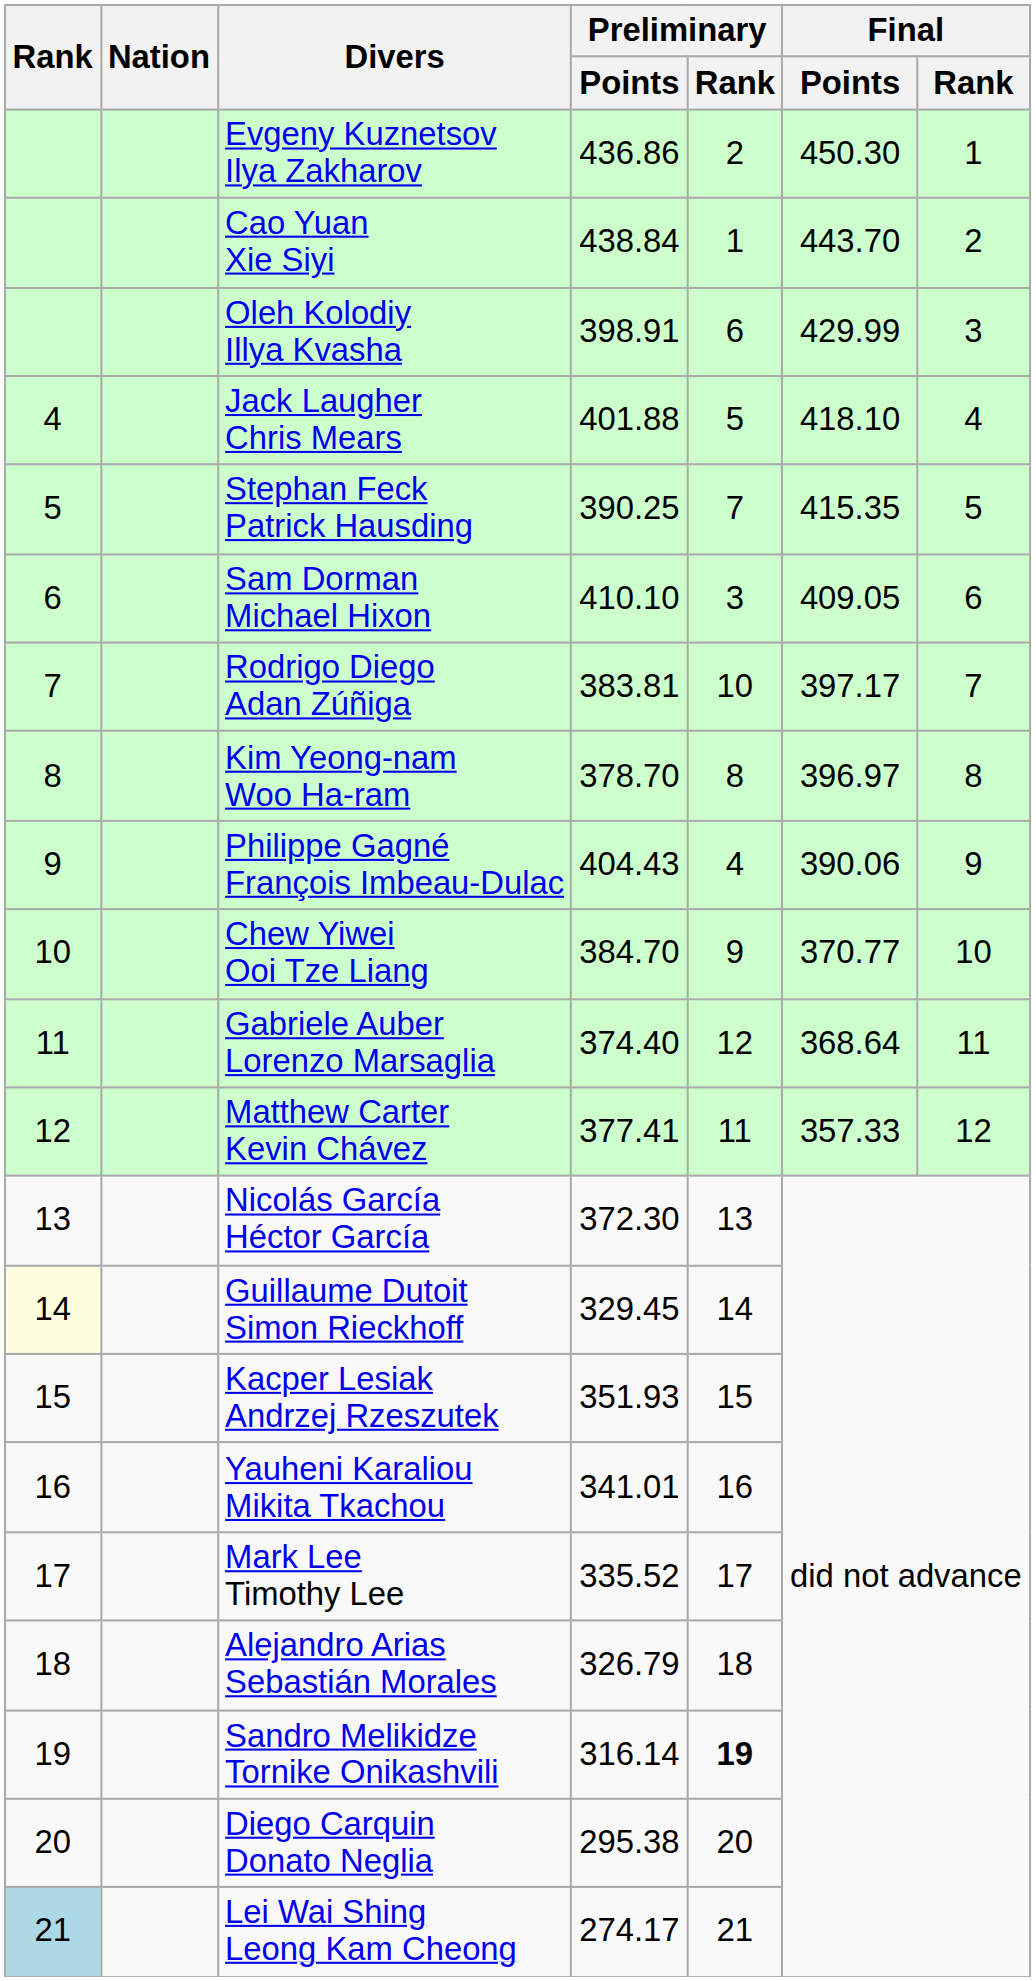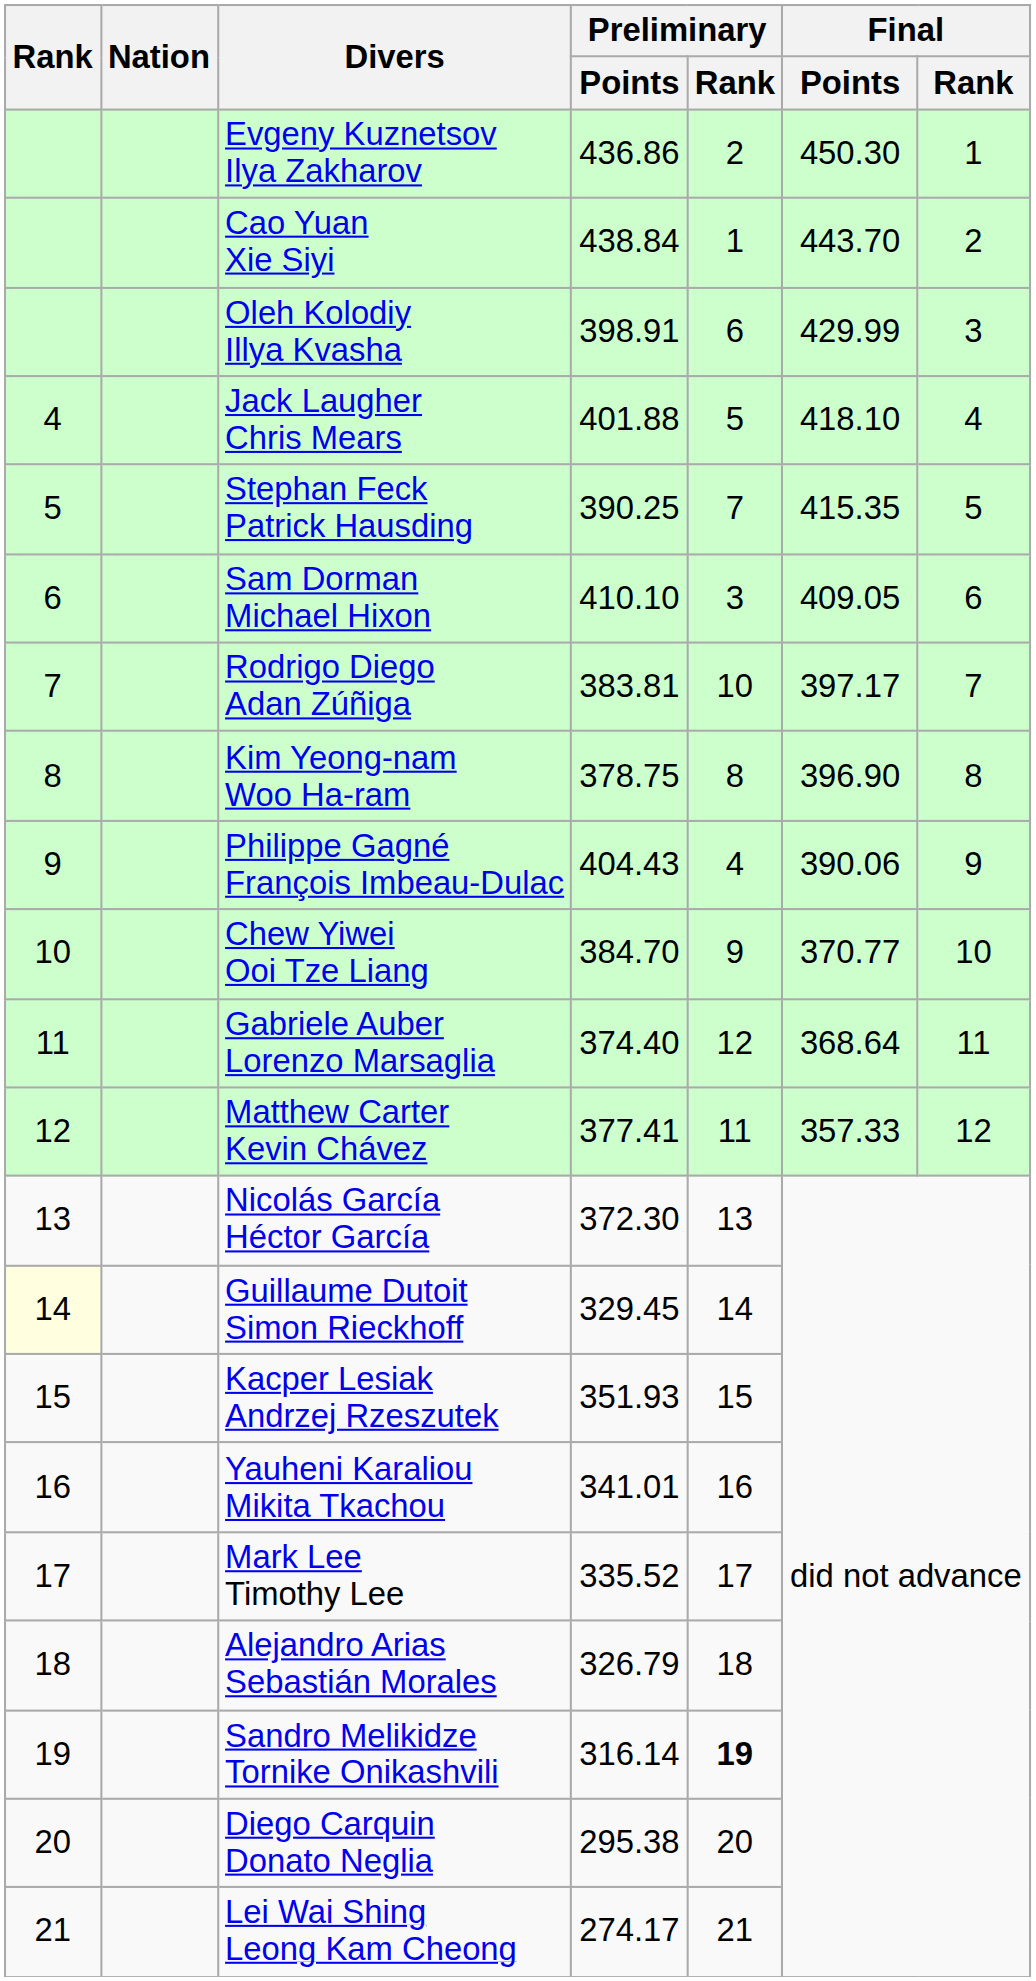(629, 775) 378.70 -> (629, 775) 378.75
(850, 775) 396.97 -> (850, 775) 396.90
(53, 1931) lightblue background -> (53, 1931) no background
